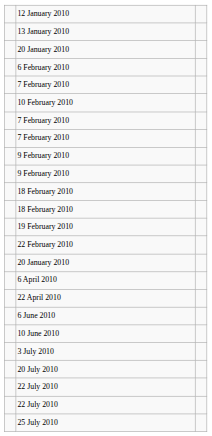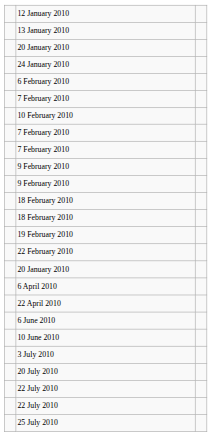+ row: (10, 65)
